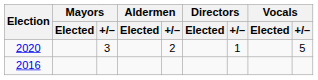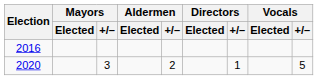rows swapped: (28, 65) <-> (28, 48)
